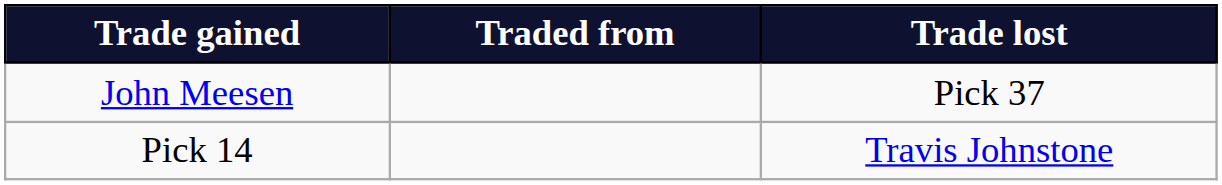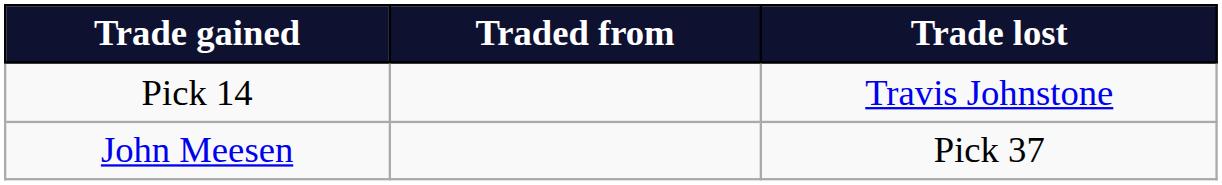rows swapped: (197, 149) <-> (197, 91)
